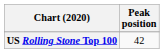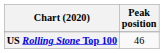(139, 40) 42 -> (139, 40) 46
